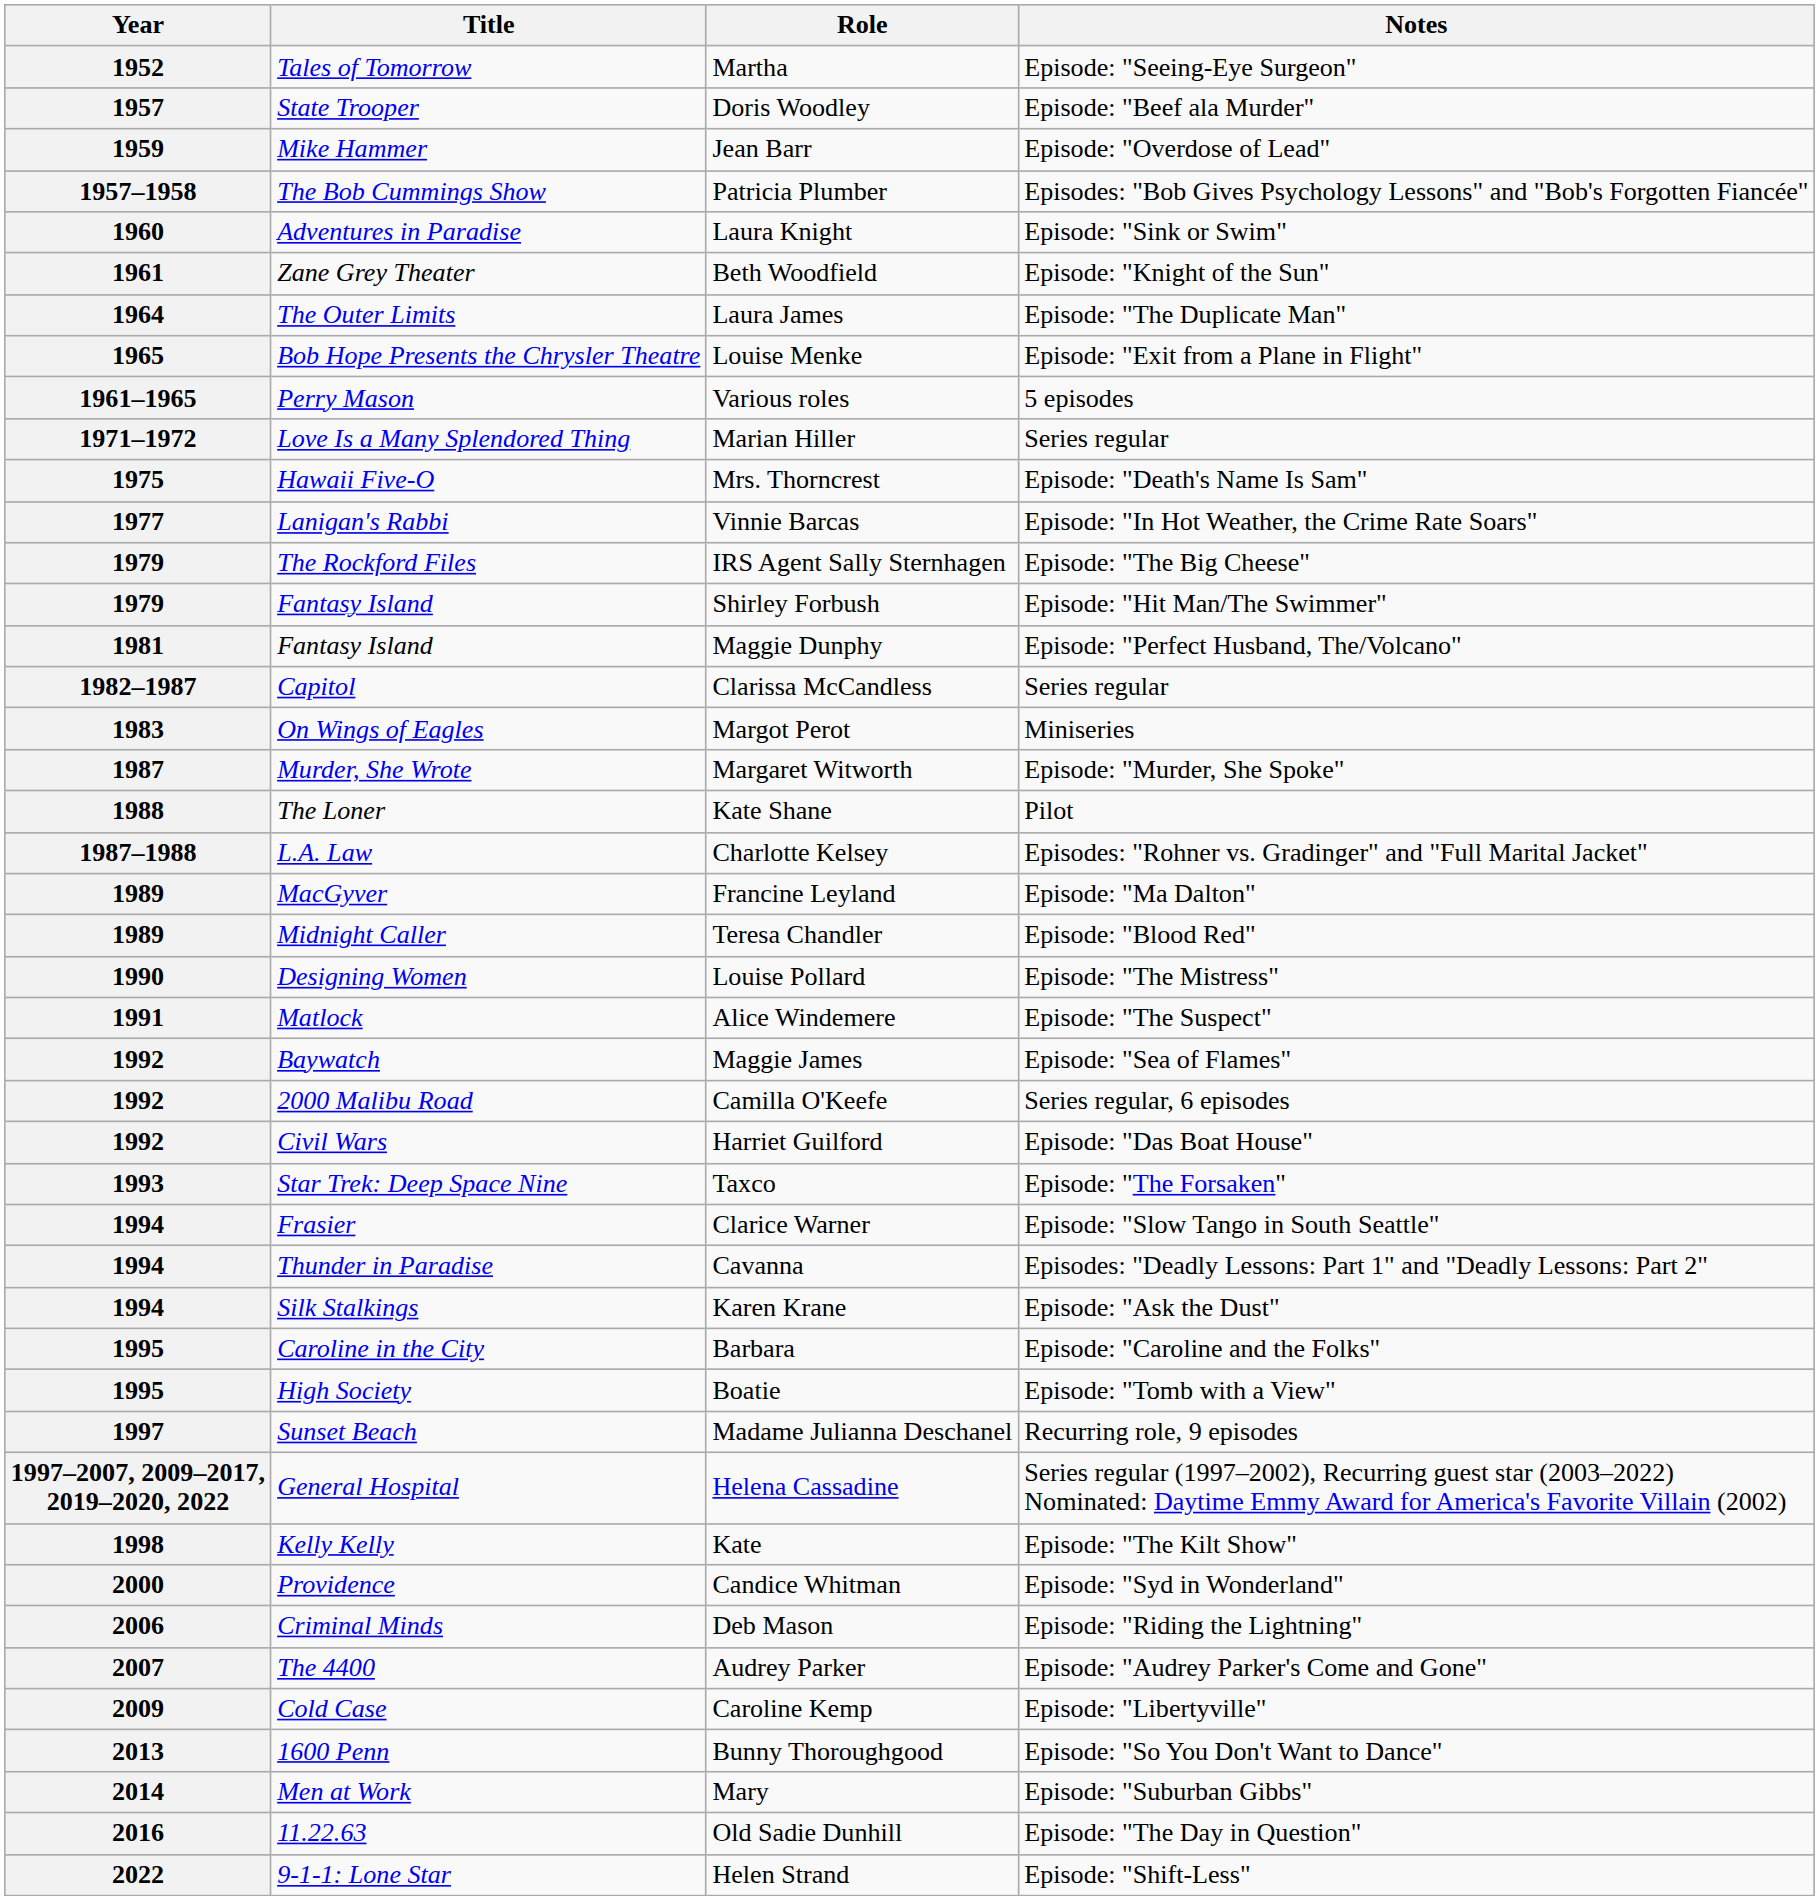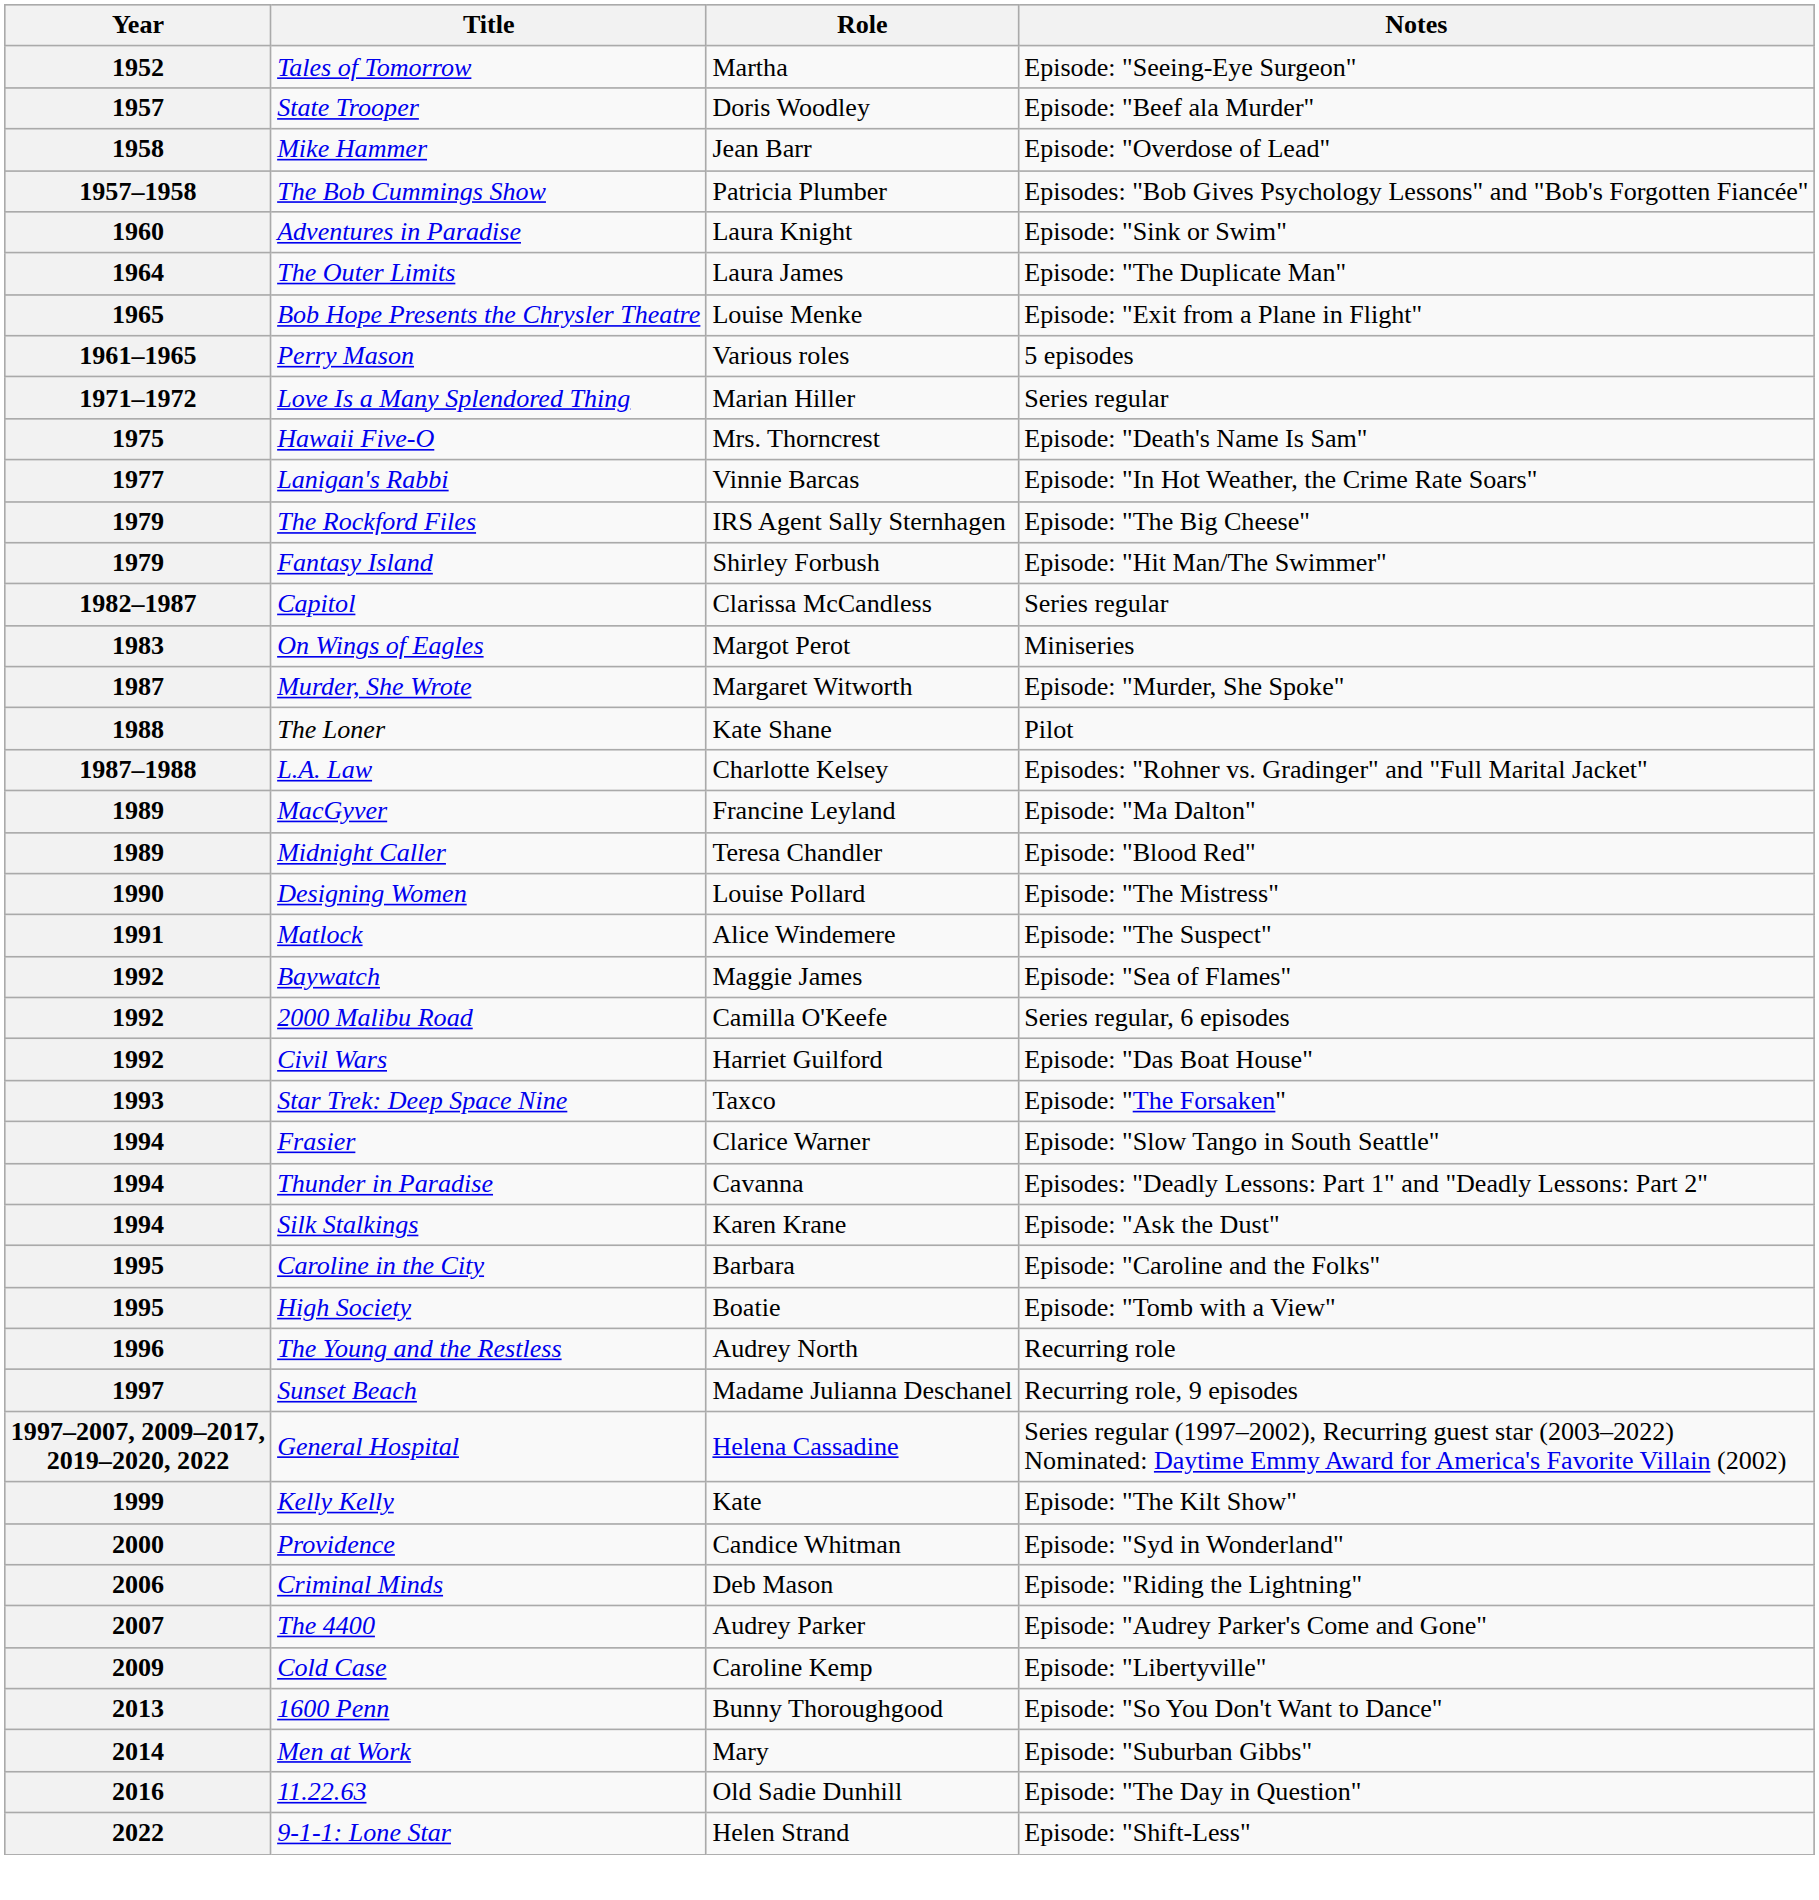(138, 149) 1959 -> (138, 149) 1958
- row: (795, 273)
- row: (798, 645)
+ row: (785, 1348)
(138, 1543) 1998 -> (138, 1502) 1999
